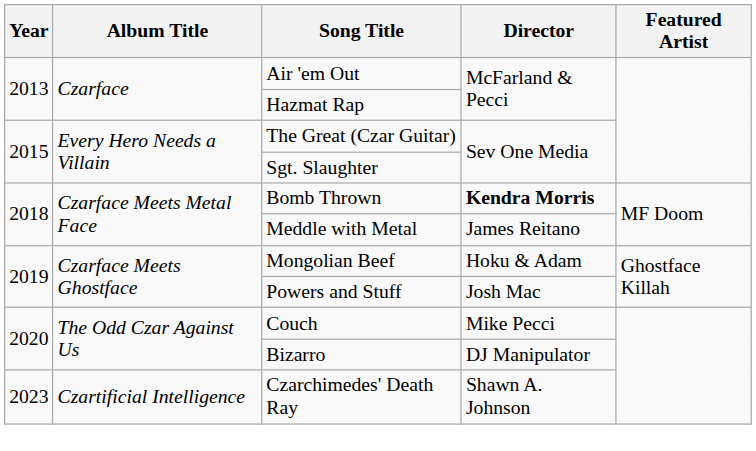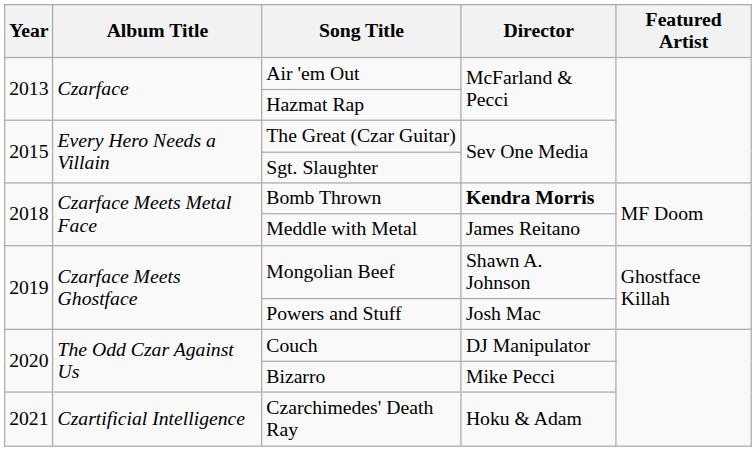(524, 260) Hoku & Adam -> (504, 271) Shawn A. Johnson
(510, 323) Mike Pecci -> (528, 345) DJ Manipulator
(528, 354) DJ Manipulator -> (510, 376) Mike Pecci
(29, 396) 2023 -> (29, 418) 2021
(504, 396) Shawn A. Johnson -> (524, 418) Hoku & Adam
